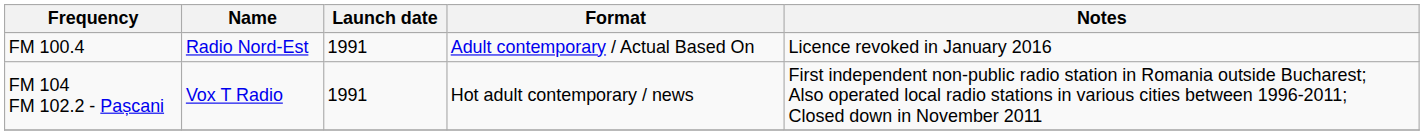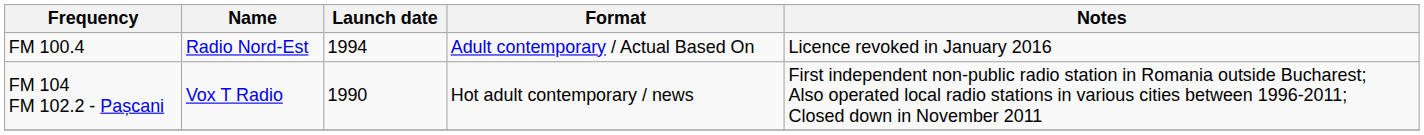(347, 47) 1991 -> (347, 47) 1994
(347, 95) 1991 -> (347, 95) 1990
